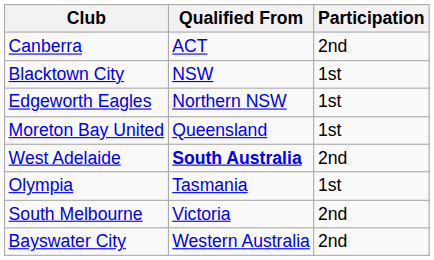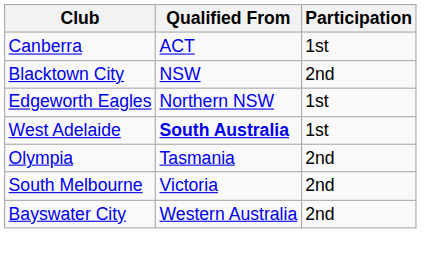(333, 46) 2nd -> (317, 46) 1st
(330, 74) 1st -> (320, 74) 2nd
- row: (86, 130)
(333, 158) 2nd -> (317, 130) 1st
(330, 185) 1st -> (320, 158) 2nd
